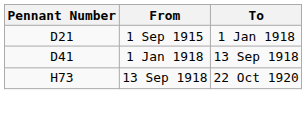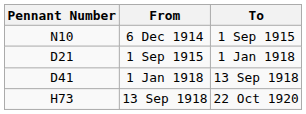+ row: (165, 36)
